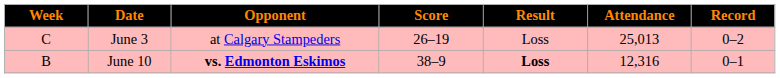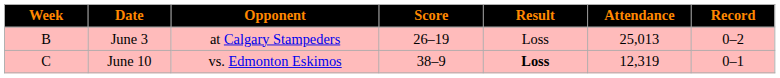(46, 38) C -> (46, 38) B
(46, 61) B -> (46, 61) C
(275, 61) bold -> (275, 61) normal
(639, 61) 12,316 -> (639, 61) 12,319
